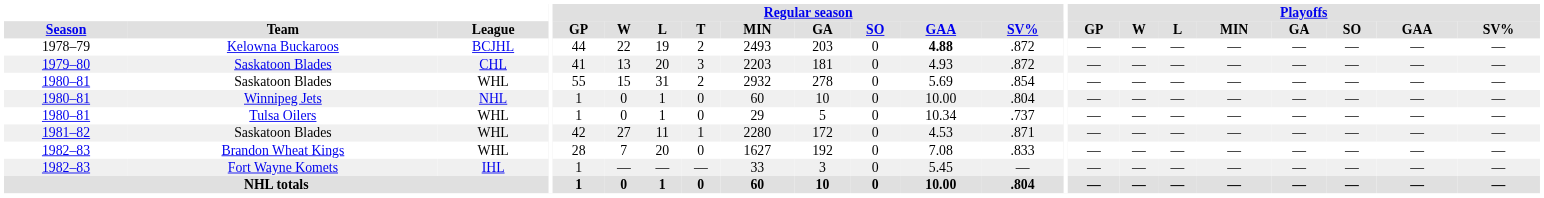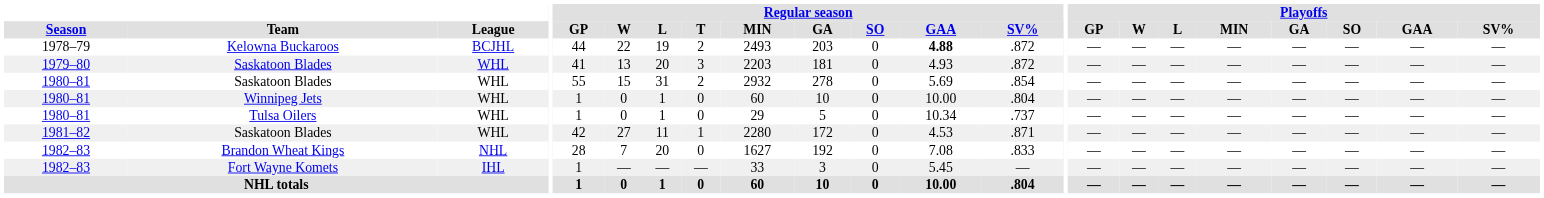(493, 64) CHL -> (493, 64) WHL
(493, 98) NHL -> (493, 98) WHL
(493, 150) WHL -> (493, 150) NHL
